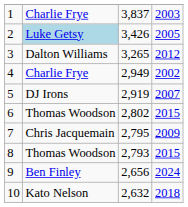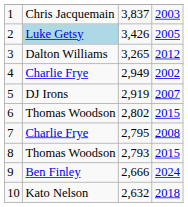(57, 14) Charlie Frye -> (70, 14) Chris Jacquemain
(70, 133) Chris Jacquemain -> (57, 133) Charlie Frye
(168, 133) 2009 -> (168, 133) 2008
(135, 172) 2,656 -> (135, 172) 2,666
